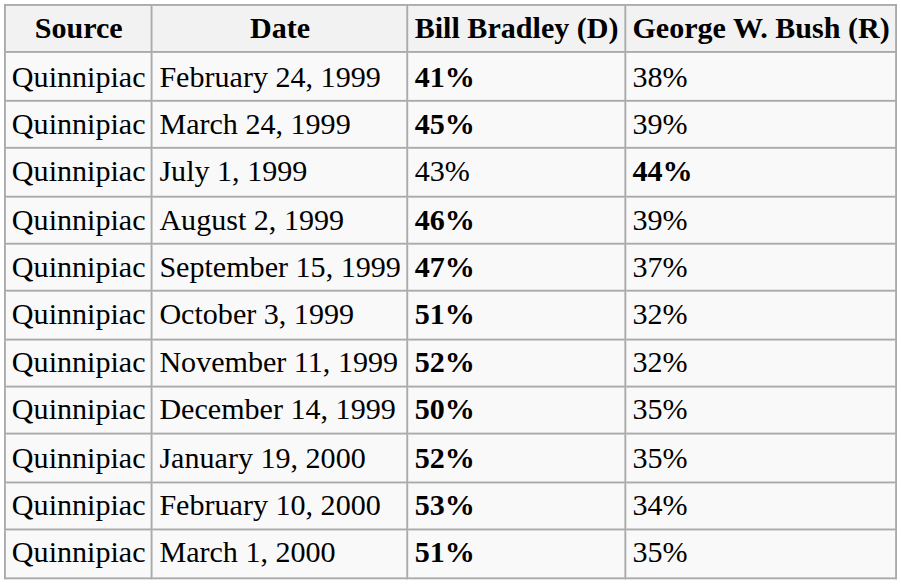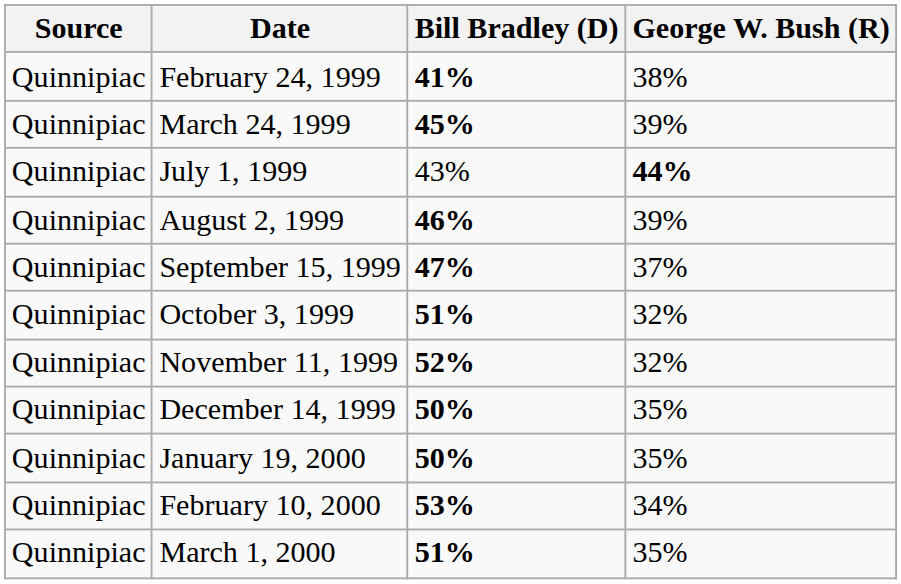(445, 457) 52% -> (445, 457) 50%
